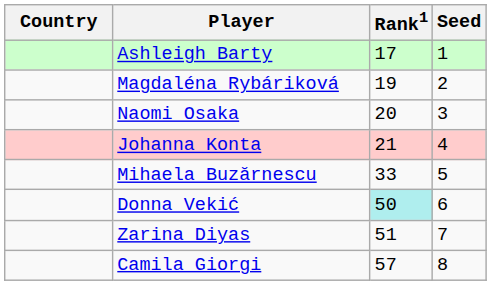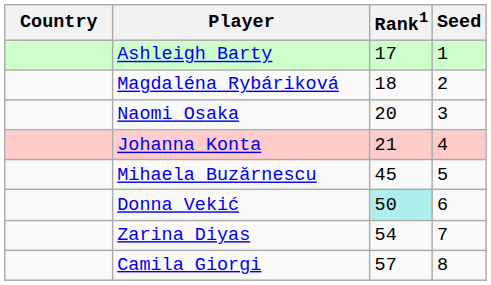(386, 85) 19 -> (386, 85) 18
(386, 175) 33 -> (386, 175) 45
(386, 235) 51 -> (386, 235) 54
